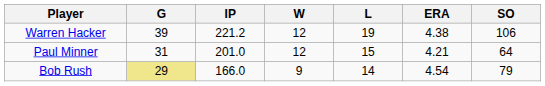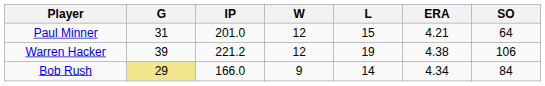rows swapped: (66, 33) <-> (66, 52)
(437, 71) 4.54 -> (437, 71) 4.34
(506, 71) 79 -> (506, 71) 84
